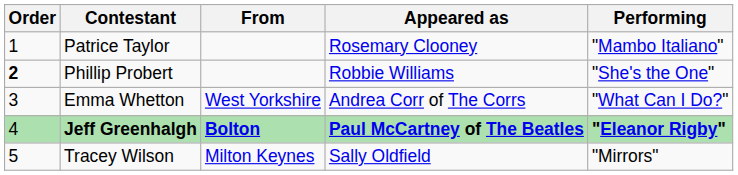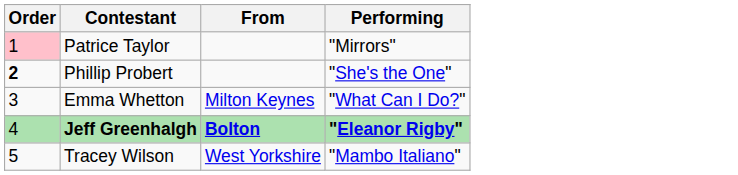- column: (456, 18)
(13, 45) no background -> (13, 45) pink background
(658, 45) "Mambo Italiano" -> (362, 45) "Mirrors"
(263, 101) West Yorkshire -> (260, 101) Milton Keynes
(260, 156) Milton Keynes -> (263, 156) West Yorkshire
(625, 156) "Mirrors" -> (395, 156) "Mambo Italiano"
